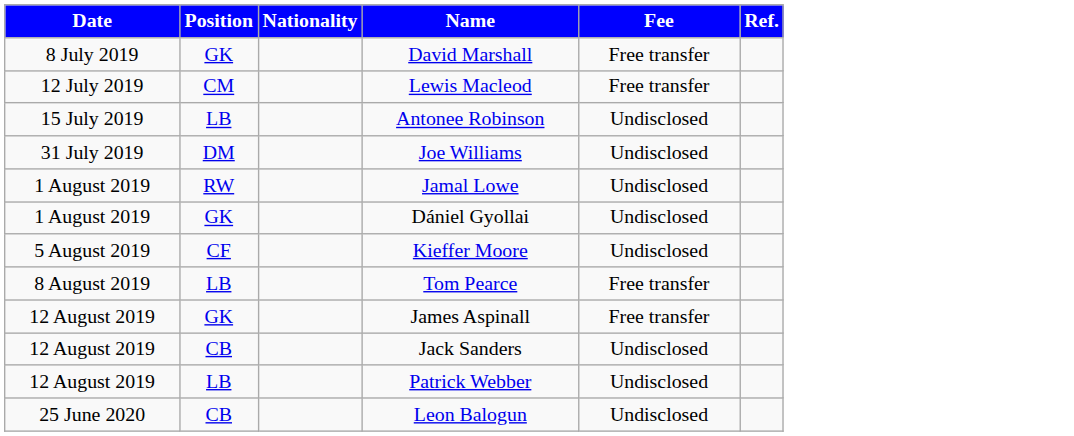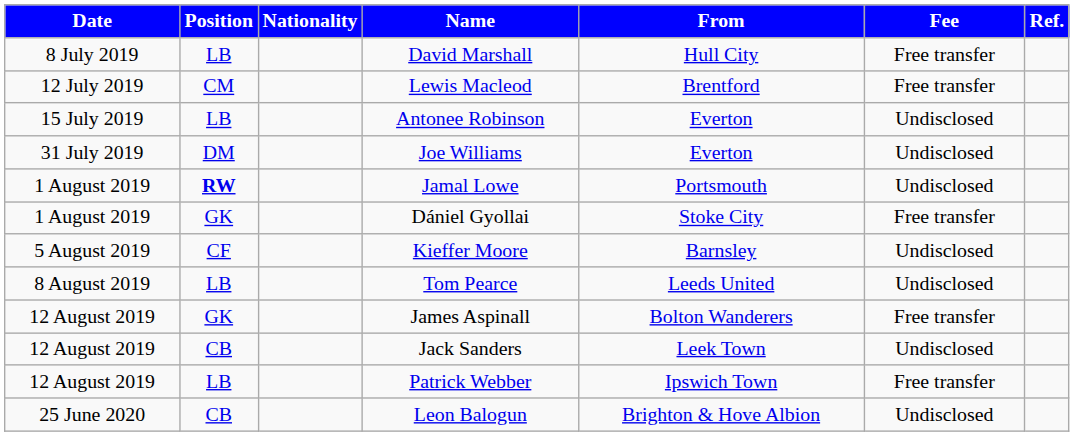+ column: (721, 21)
(219, 54) GK -> (219, 54) LB
(219, 185) normal -> (219, 185) bold
(659, 217) Undisclosed -> (944, 217) Free transfer
(659, 283) Free transfer -> (944, 283) Undisclosed
(659, 381) Undisclosed -> (944, 381) Free transfer
